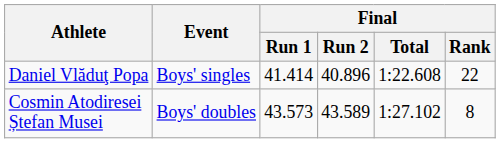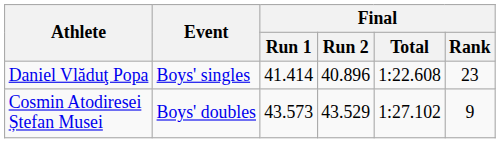(470, 74) 22 -> (470, 74) 23
(346, 113) 43.589 -> (346, 113) 43.529
(470, 113) 8 -> (470, 113) 9
